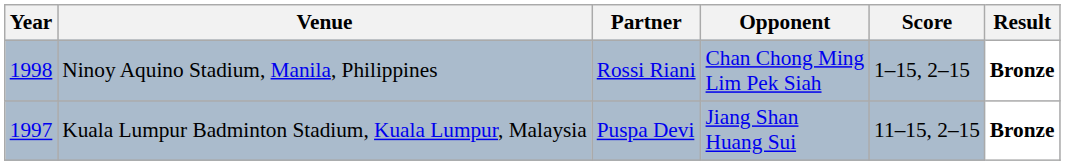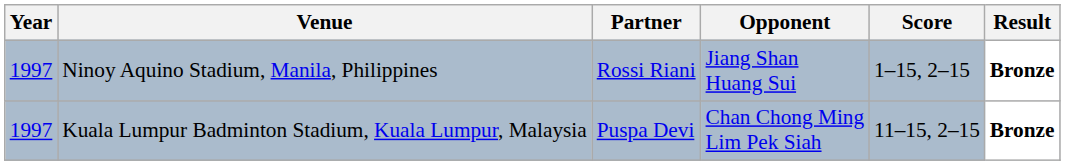(31, 70) 1998 -> (31, 70) 1997
(785, 70) Chan Chong Ming Lim Pek Siah -> (752, 70) Jiang Shan Huang Sui
(752, 130) Jiang Shan Huang Sui -> (785, 130) Chan Chong Ming Lim Pek Siah
